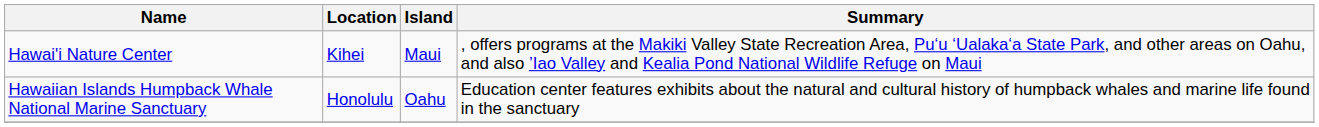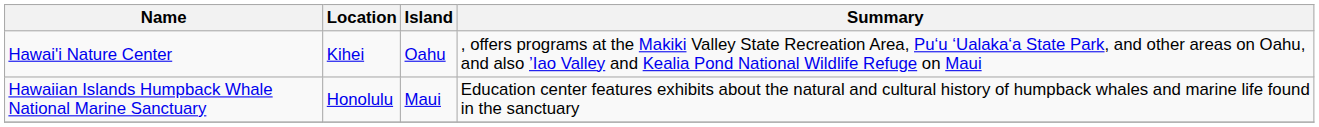(423, 53) Maui -> (425, 53) Oahu
(425, 99) Oahu -> (423, 99) Maui
